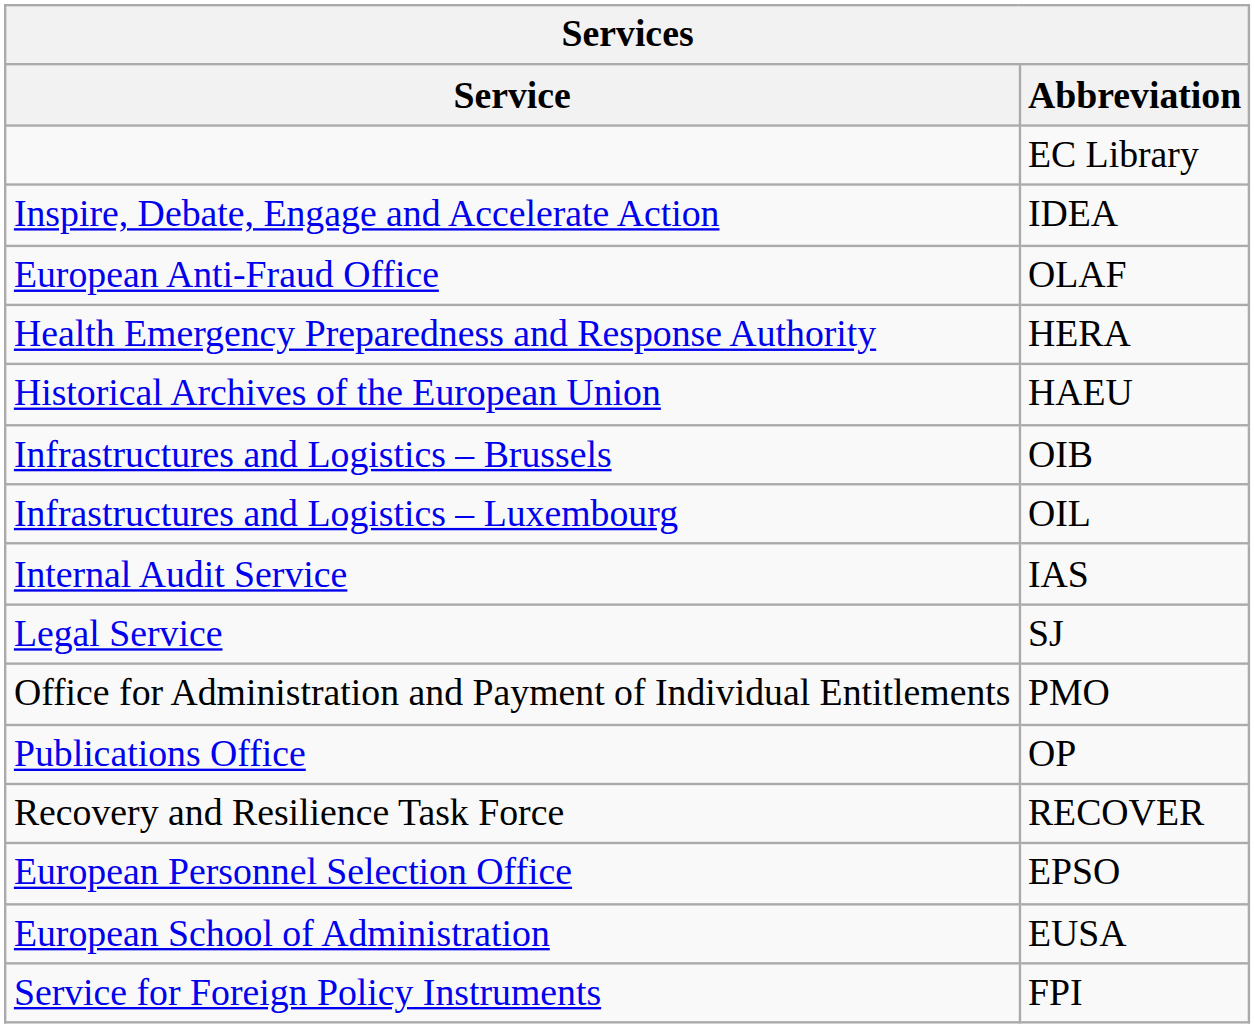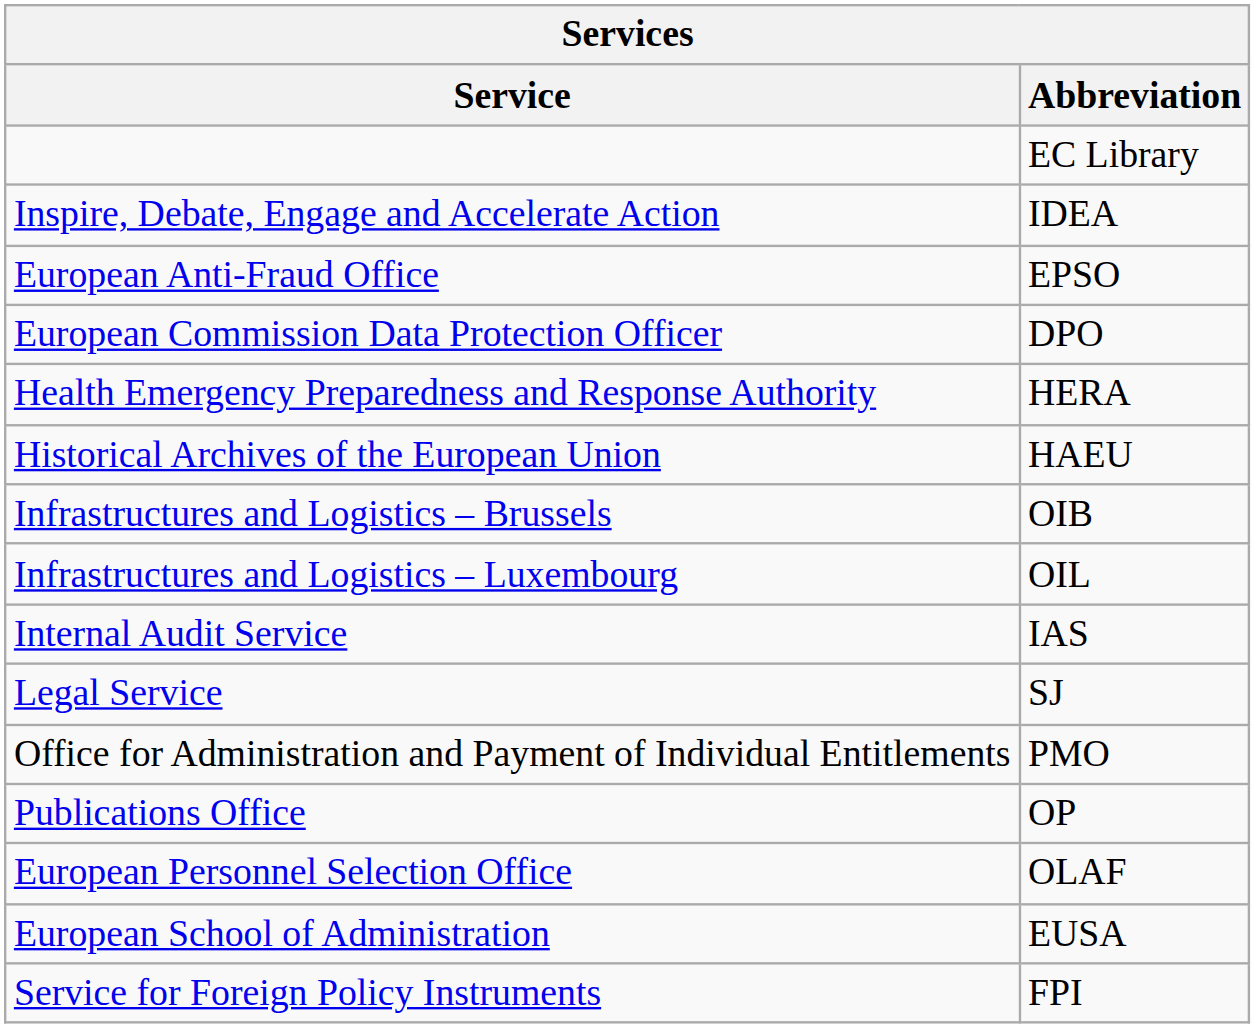(1077, 273) OLAF -> (1074, 273) EPSO
+ row: (368, 333)
- row: (289, 812)
(1074, 872) EPSO -> (1077, 872) OLAF
